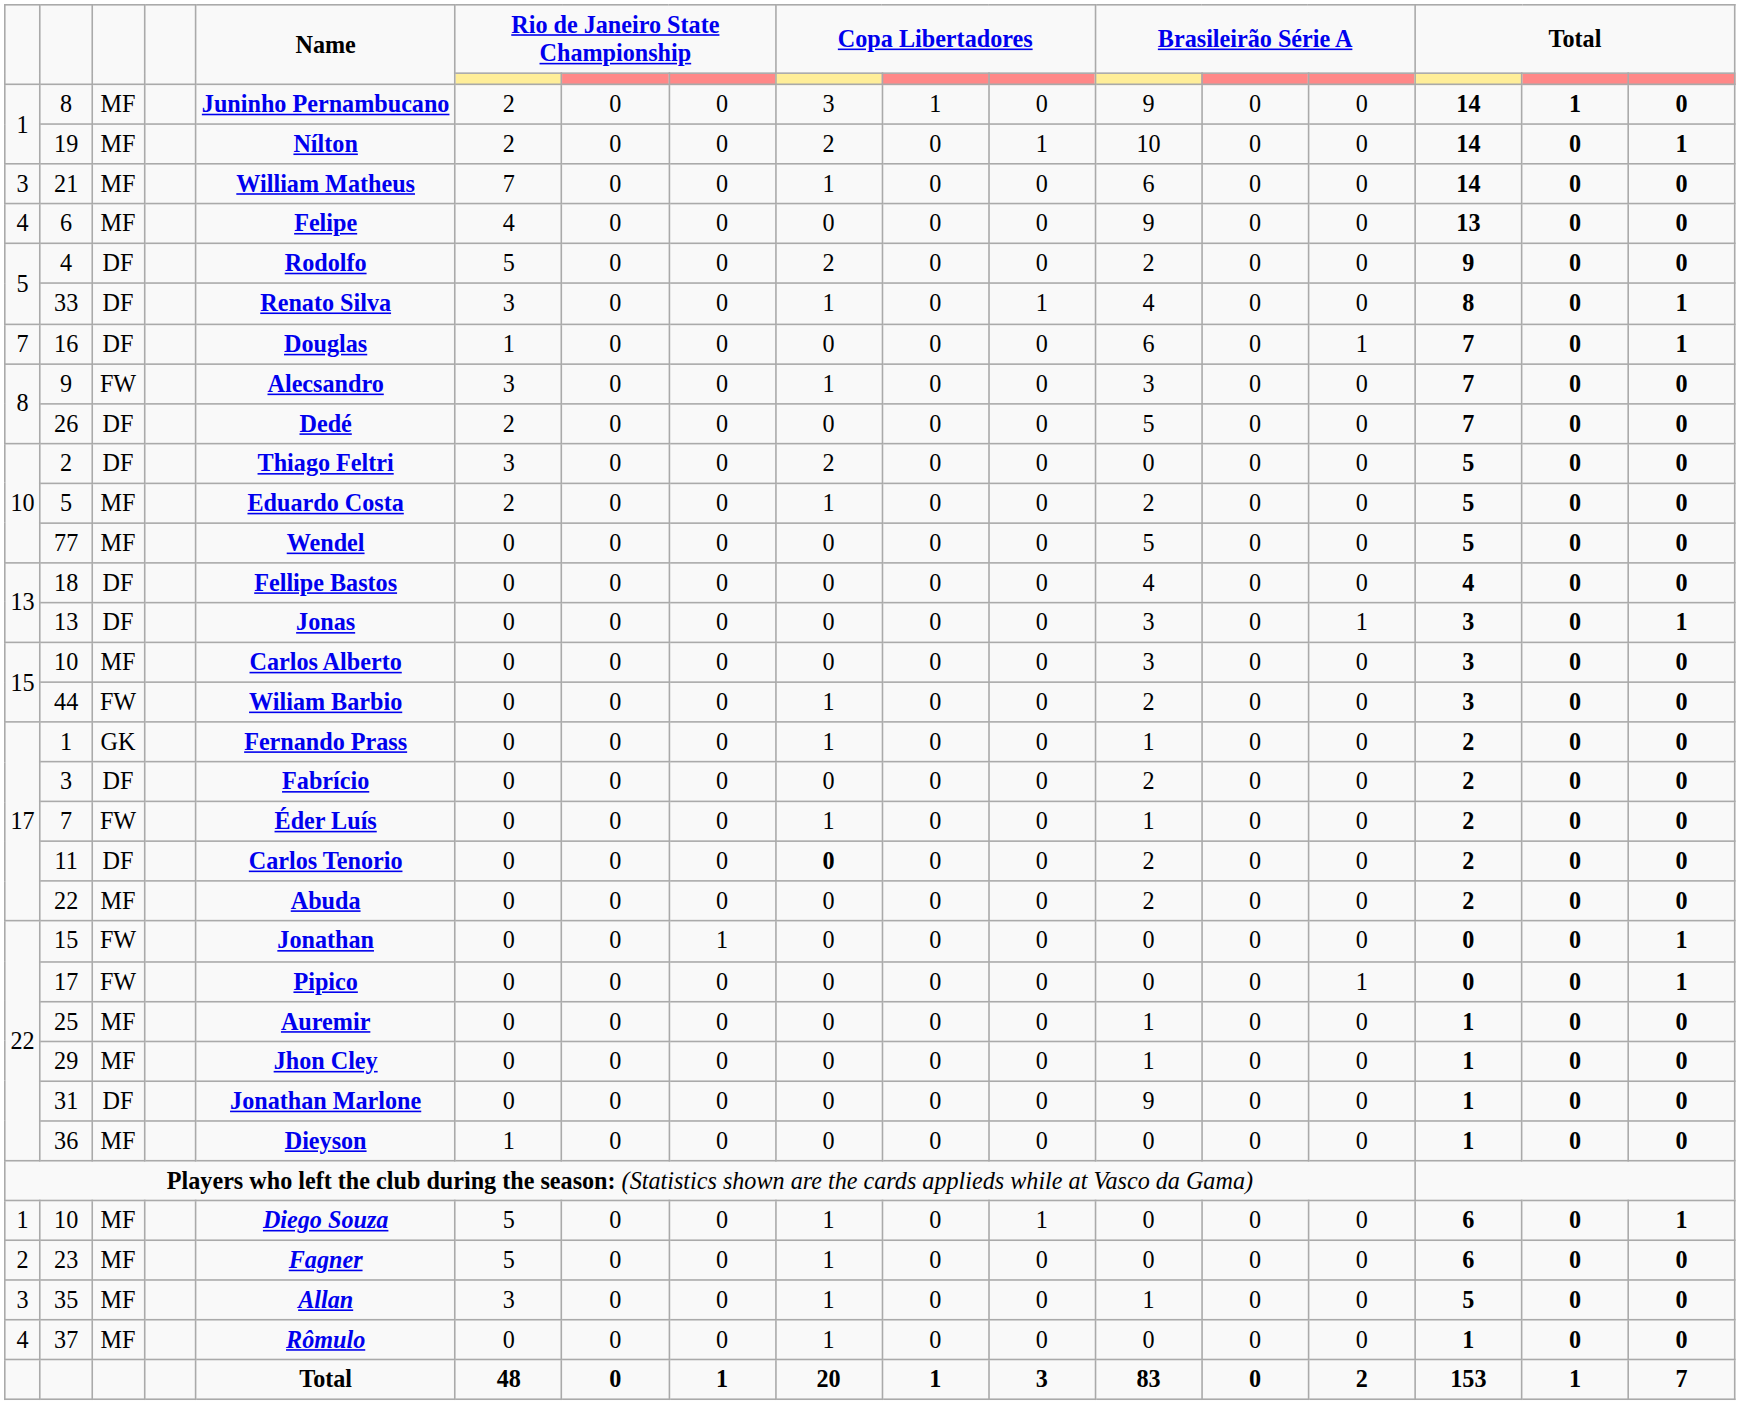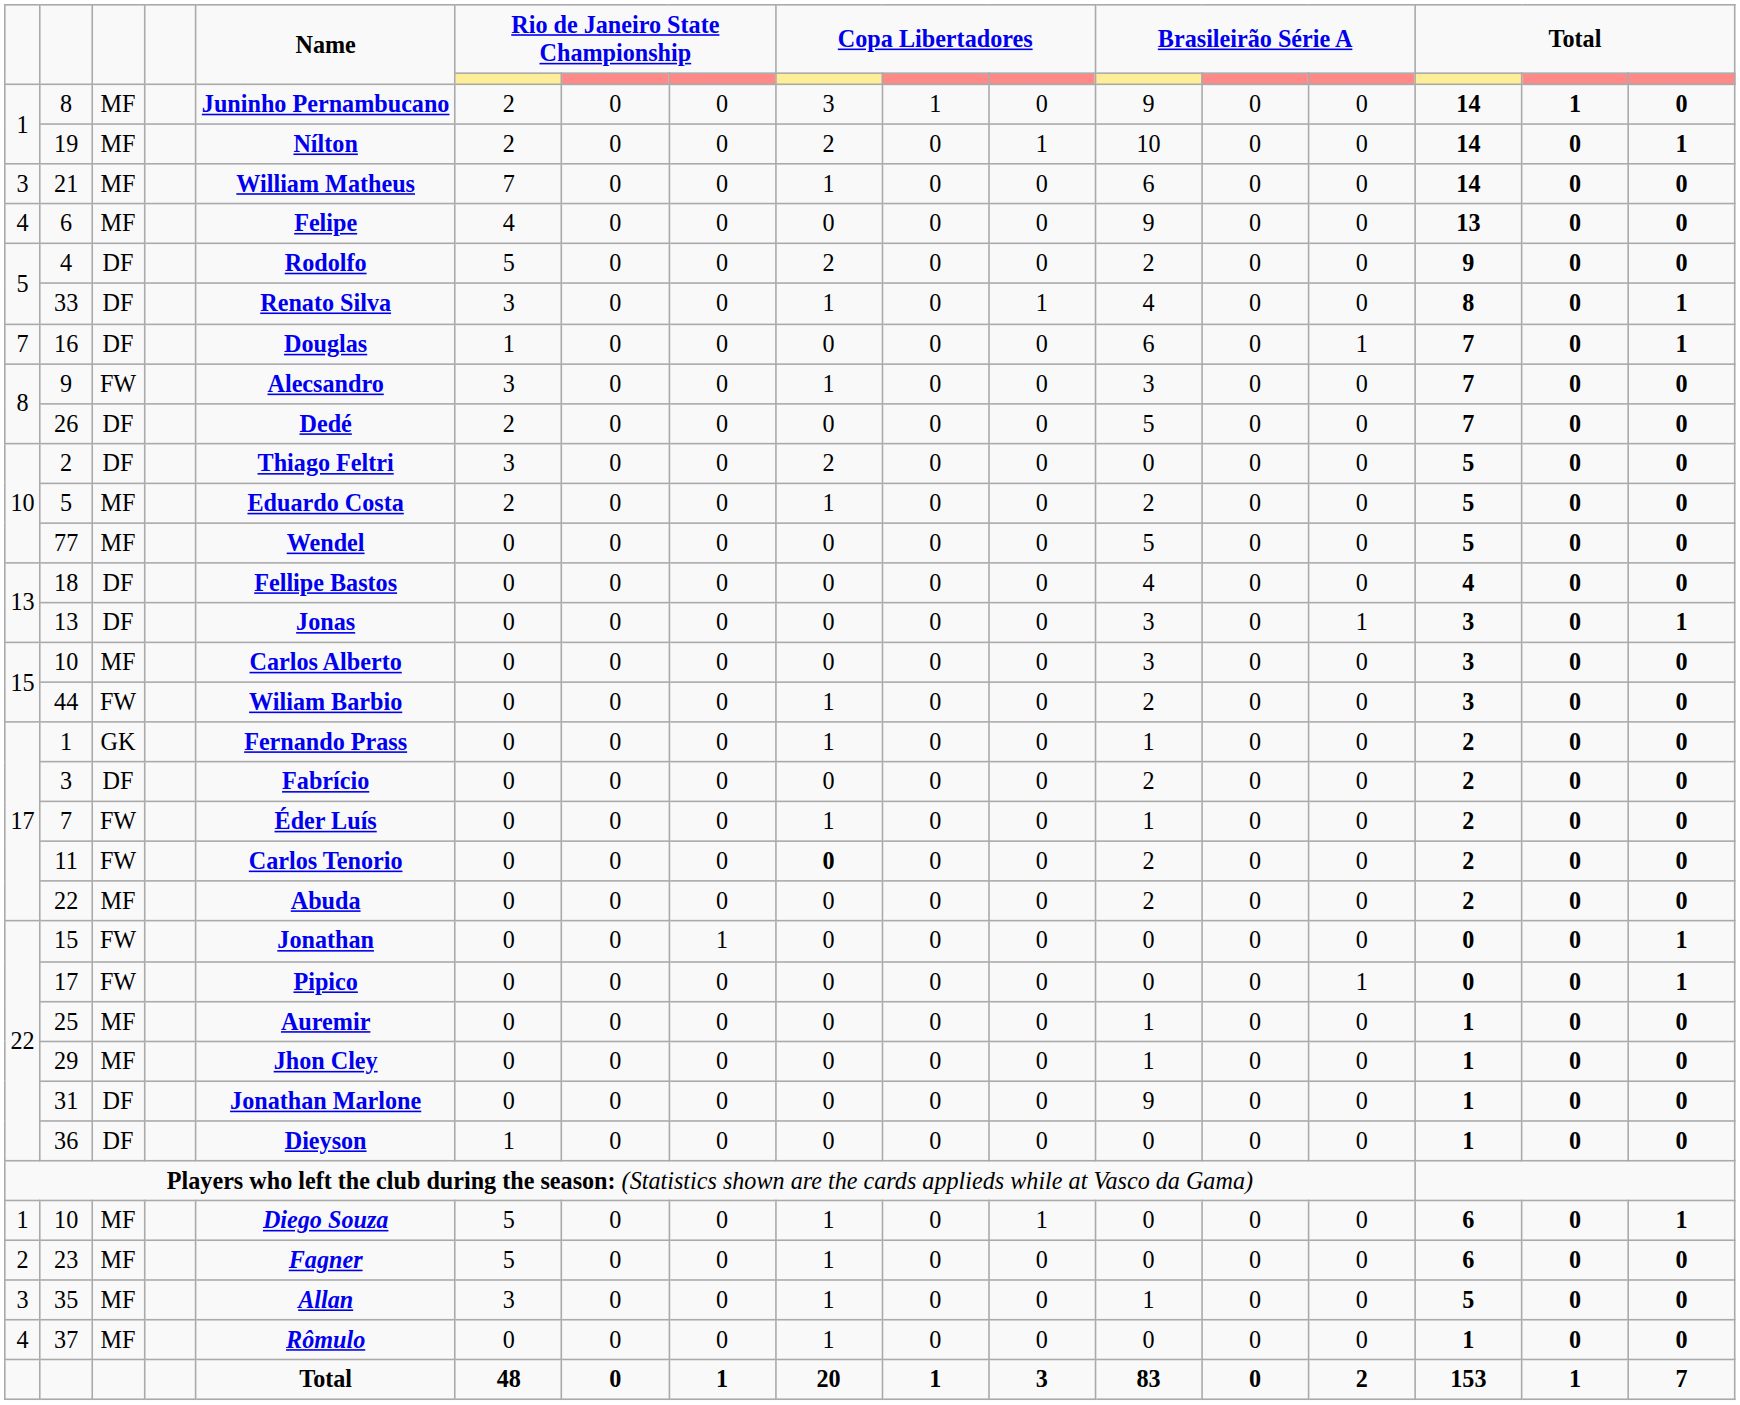(118, 861) DF -> (118, 861) FW
(118, 1140) MF -> (118, 1140) DF
